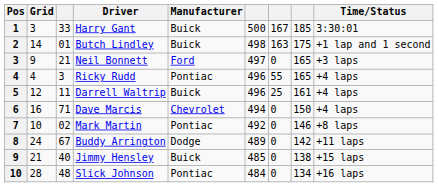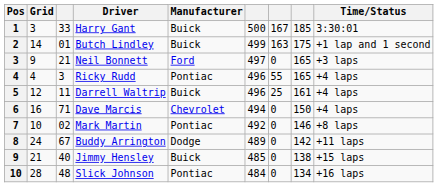(257, 45) 498 -> (257, 45) 499
